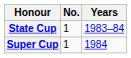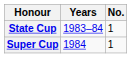columns swapped: (71, 12) <-> (104, 12)
